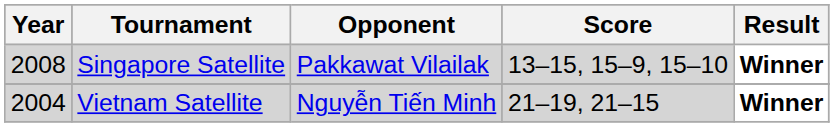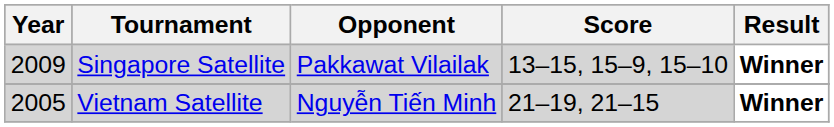(38, 64) 2008 -> (38, 64) 2009
(38, 103) 2004 -> (38, 103) 2005
